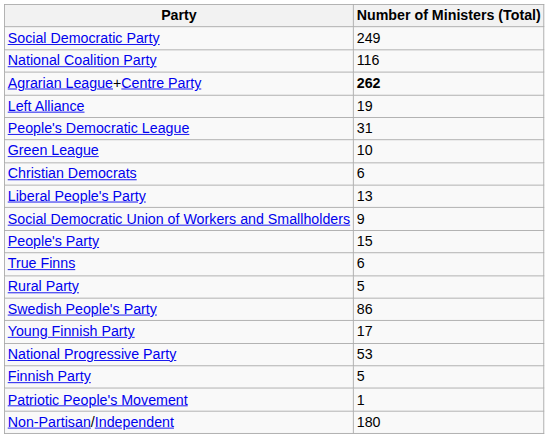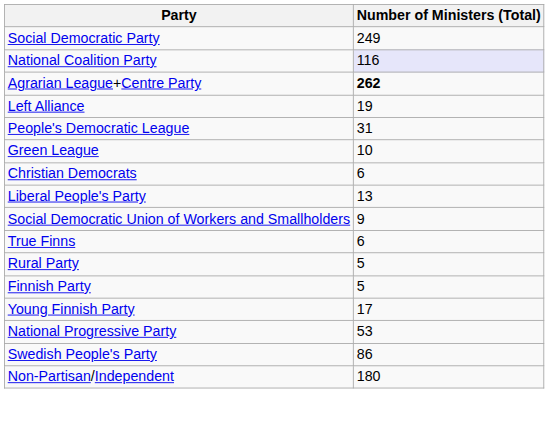(368, 60) no background -> (368, 60) lavender background
- row: (53, 241)
rows swapped: (49, 377) <-> (82, 309)
- row: (98, 399)
